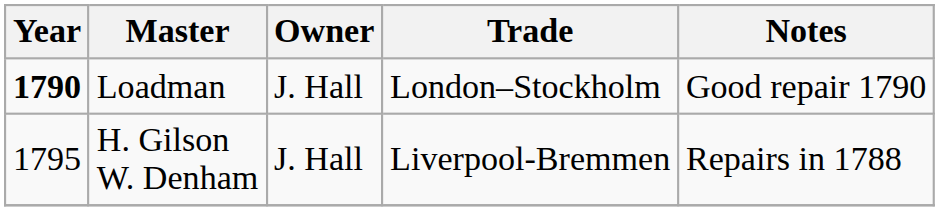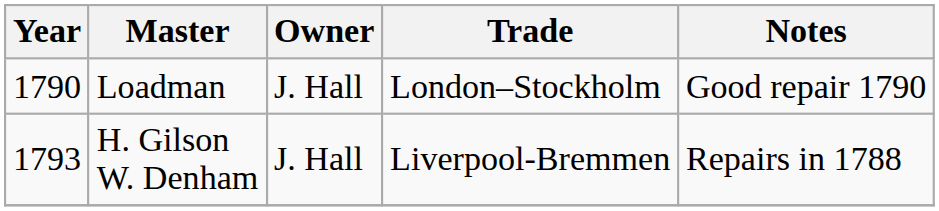(47, 85) bold -> (47, 85) normal
(47, 158) 1795 -> (47, 158) 1793
